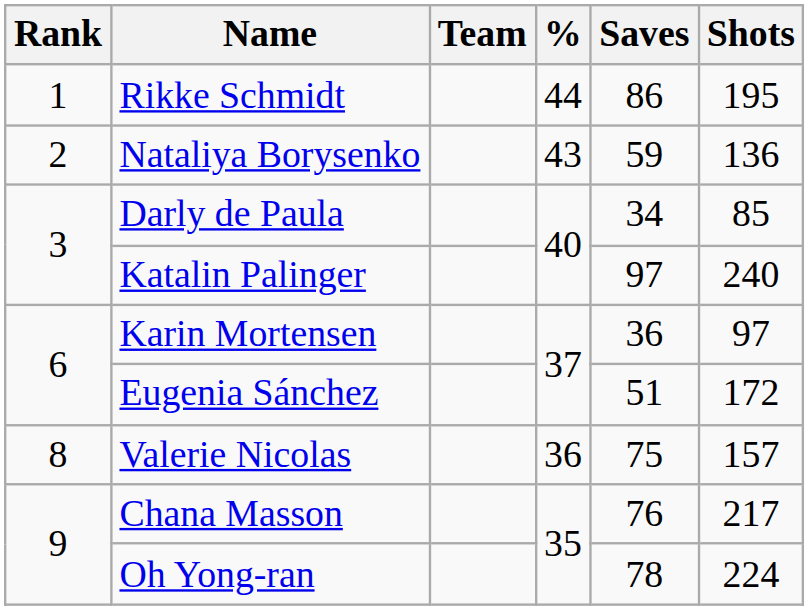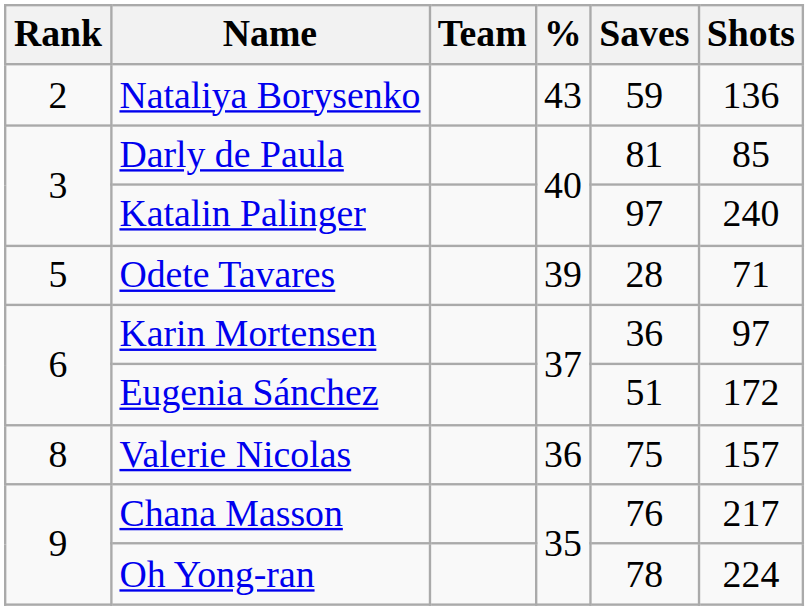- row: (232, 94)
(644, 214) 34 -> (644, 154) 81
+ row: (227, 273)
